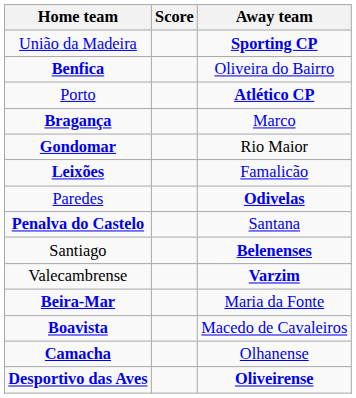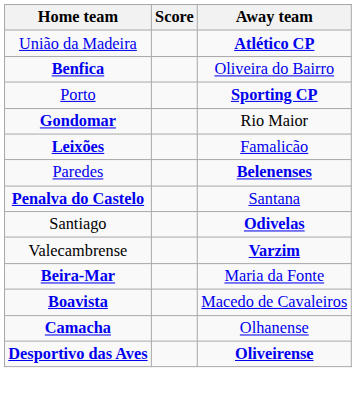(274, 43) Sporting CP -> (274, 43) Atlético CP
(274, 95) Atlético CP -> (274, 95) Sporting CP
- row: (78, 120)
(274, 198) Odivelas -> (274, 172) Belenenses
(274, 250) Belenenses -> (274, 224) Odivelas
